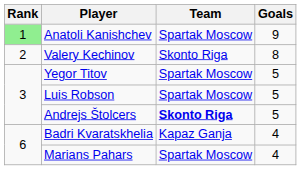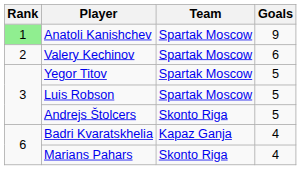(193, 54) Skonto Riga -> (205, 54) Spartak Moscow
(276, 54) 8 -> (276, 54) 6
(196, 114) bold -> (193, 114) normal
(205, 154) Spartak Moscow -> (193, 154) Skonto Riga
